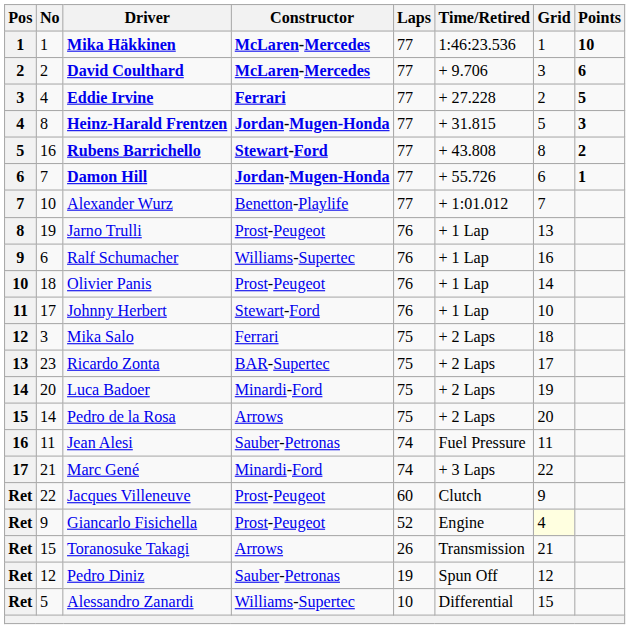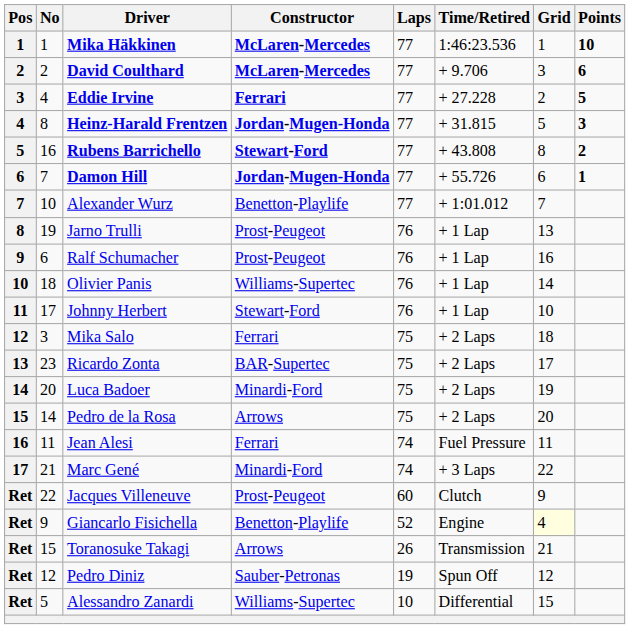(295, 257) Williams-Supertec -> (280, 257) Prost-Peugeot
(280, 283) Prost-Peugeot -> (295, 283) Williams-Supertec
(287, 443) Sauber-Petronas -> (257, 443) Ferrari
(280, 522) Prost-Peugeot -> (292, 522) Benetton-Playlife
